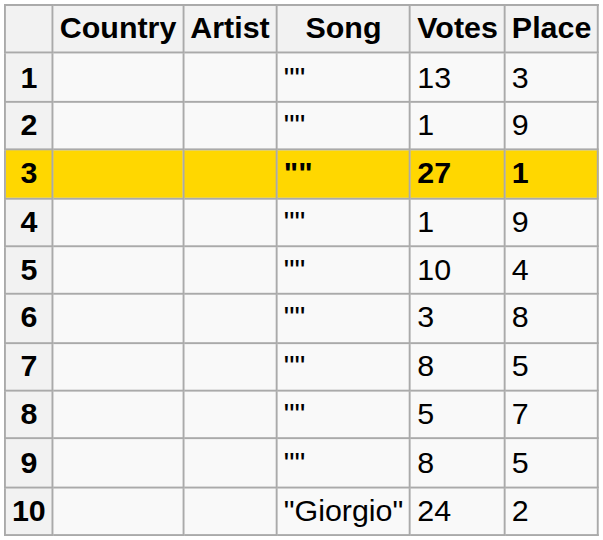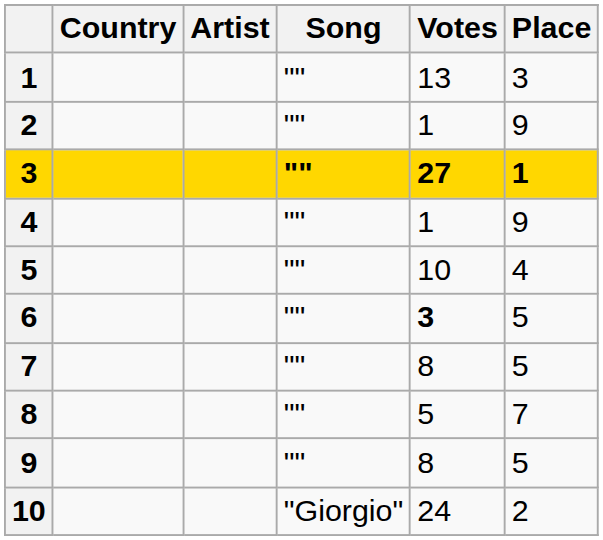(426, 317) normal -> (426, 317) bold
(520, 317) 8 -> (520, 317) 5
